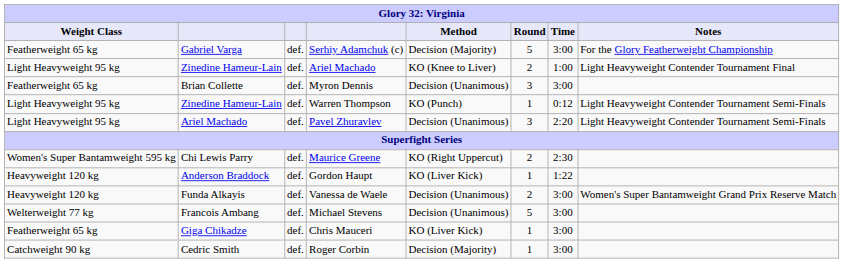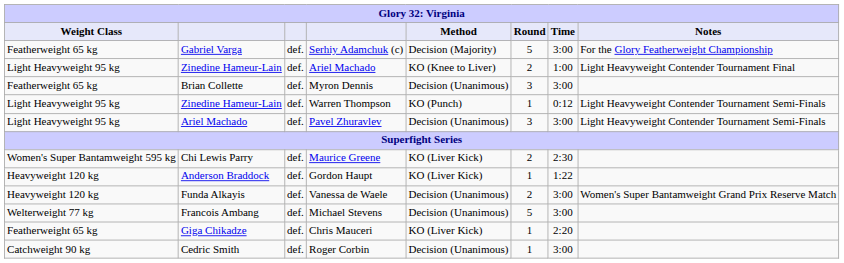(563, 122) 2:20 -> (563, 122) 3:00
(456, 158) KO (Right Uppercut) -> (445, 158) KO (Liver Kick)
(563, 231) 3:00 -> (563, 231) 2:20
(452, 249) Decision (Majority) -> (458, 249) Decision (Unanimous)
